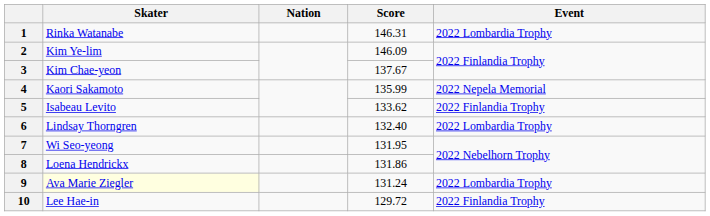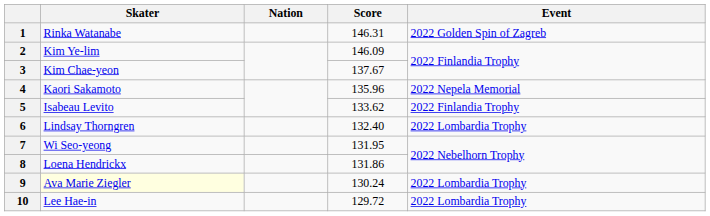(494, 32) 2022 Lombardia Trophy -> (478, 32) 2022 Golden Spin of Zagreb
(391, 88) 135.99 -> (368, 88) 135.96
(391, 182) 131.24 -> (368, 182) 130.24
(490, 201) 2022 Finlandia Trophy -> (468, 201) 2022 Lombardia Trophy
